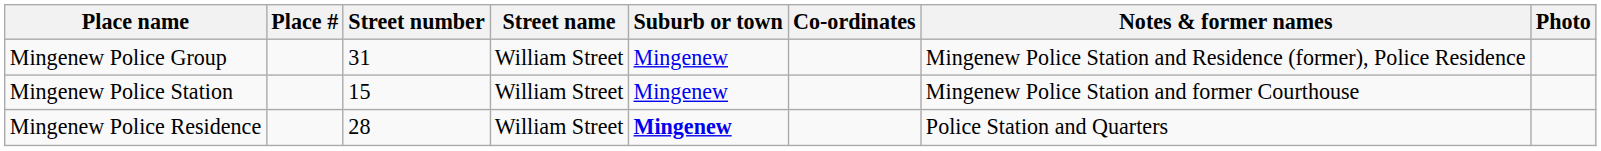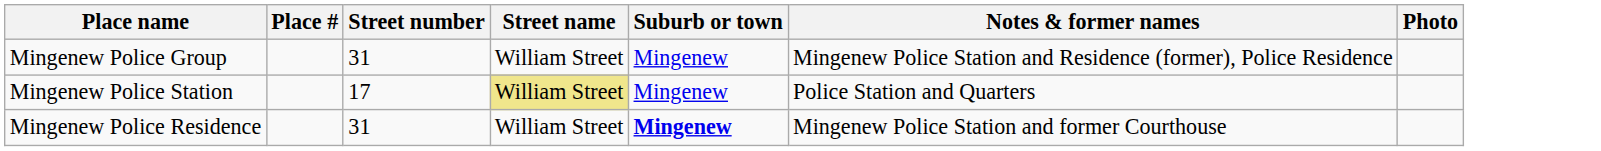- column: (854, 22)
(359, 92) 15 -> (359, 92) 17
(559, 92) no background -> (559, 92) khaki background
(1143, 92) Mingenew Police Station and former Courthouse -> (914, 92) Police Station and Quarters
(359, 127) 28 -> (359, 127) 31
(1047, 127) Police Station and Quarters -> (1010, 127) Mingenew Police Station and former Courthouse
